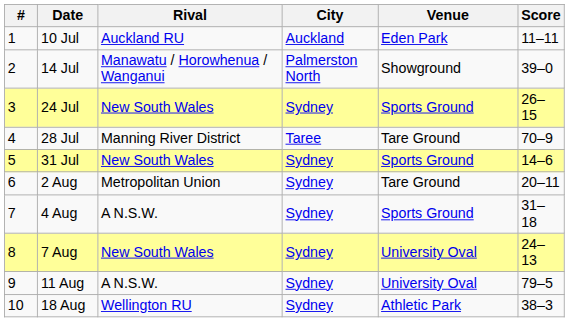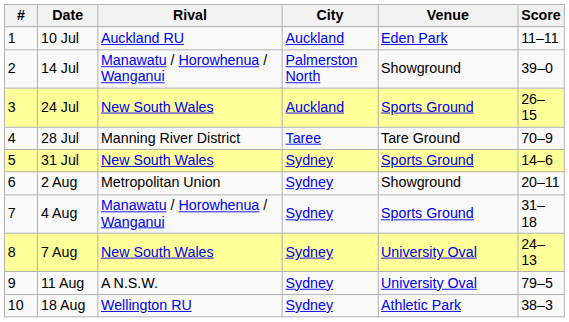(309, 107) Sydney -> (315, 107) Auckland
(421, 183) Tare Ground -> (421, 183) Showground
(129, 213) A N.S.W. -> (184, 213) Manawatu / Horowhenua / Wanganui
